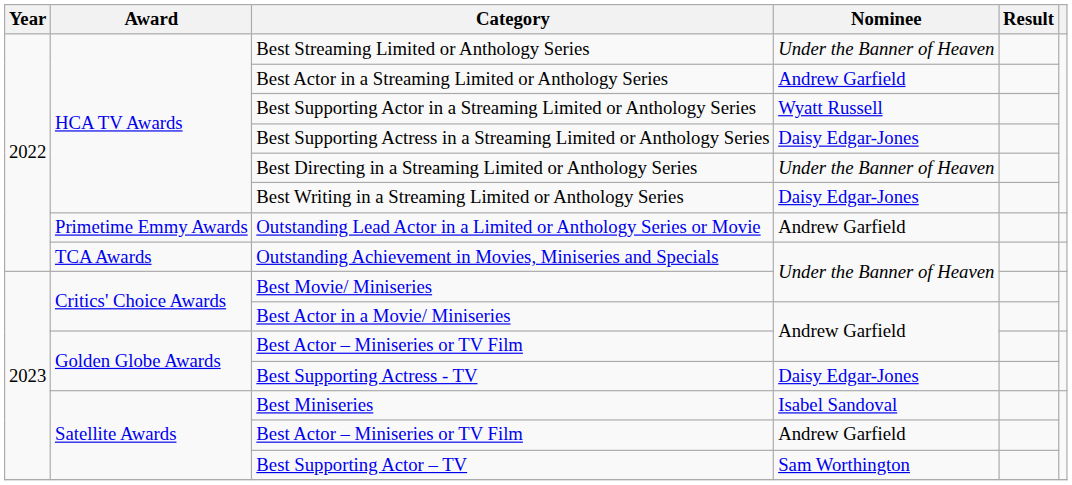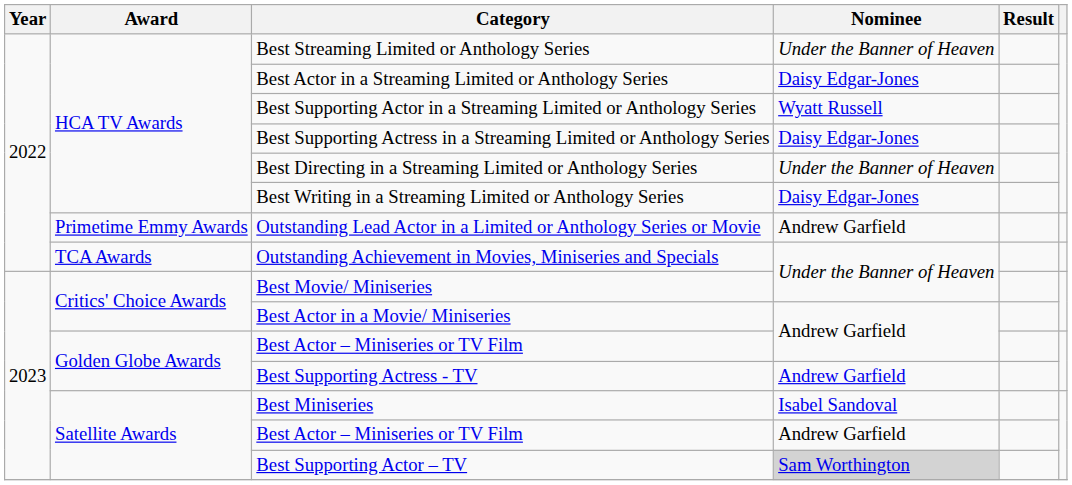(842, 78) Andrew Garfield -> (848, 78) Daisy Edgar-Jones
(848, 375) Daisy Edgar-Jones -> (842, 375) Andrew Garfield
(844, 464) no background -> (844, 464) lightgrey background
